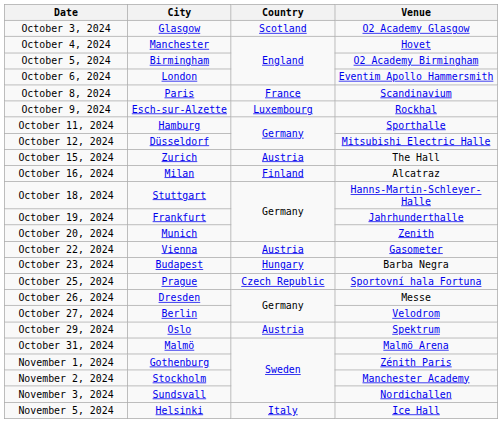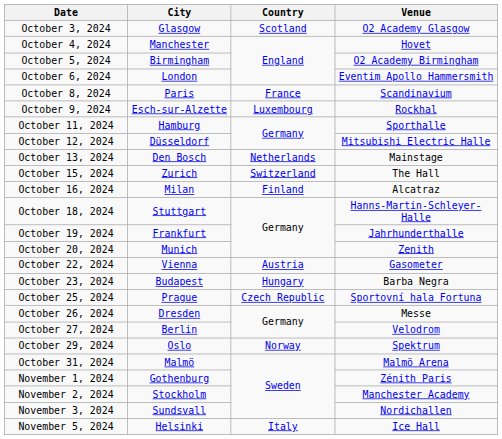+ row: (66, 157)
(283, 157) Austria -> (283, 173) Switzerland
(283, 330) Austria -> (283, 346) Norway
